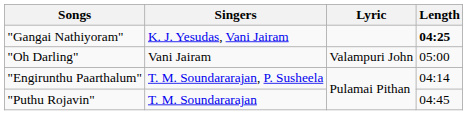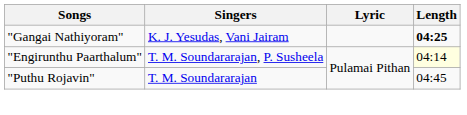- row: (43, 57)
(434, 78) no background -> (431, 57) lightyellow background
